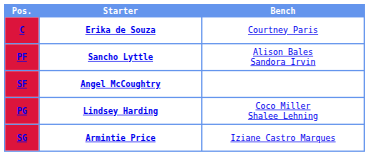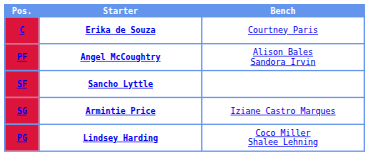(120, 57) Sancho Lyttle -> (120, 57) Angel McCoughtry
(120, 84) Angel McCoughtry -> (120, 84) Sancho Lyttle
rows swapped: (22, 138) <-> (22, 111)
